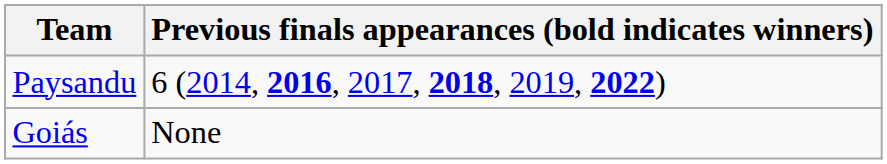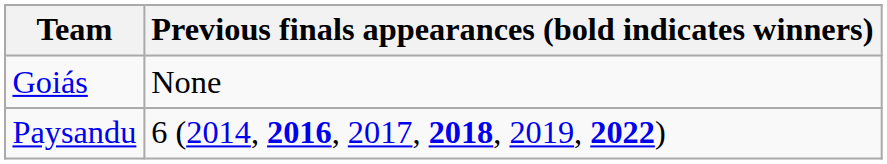rows swapped: (74, 81) <-> (50, 132)
